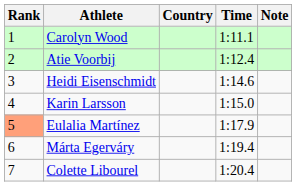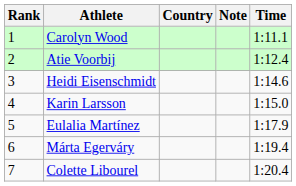columns swapped: (237, 15) <-> (275, 15)
(11, 125) lightsalmon background -> (11, 125) no background
